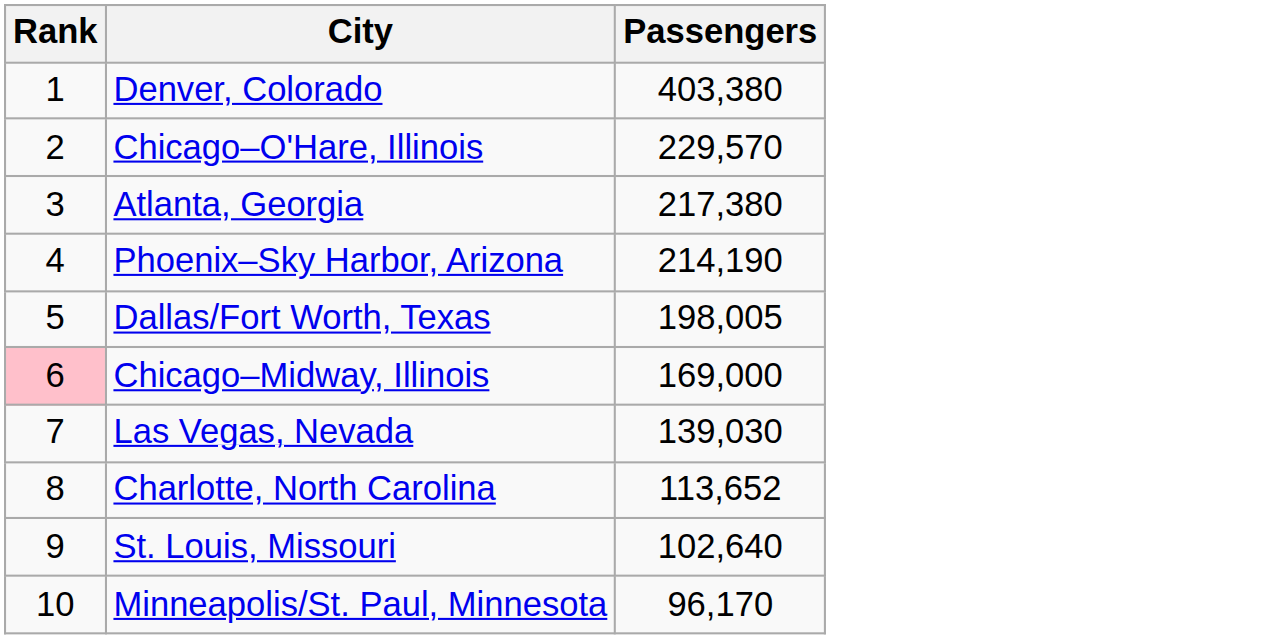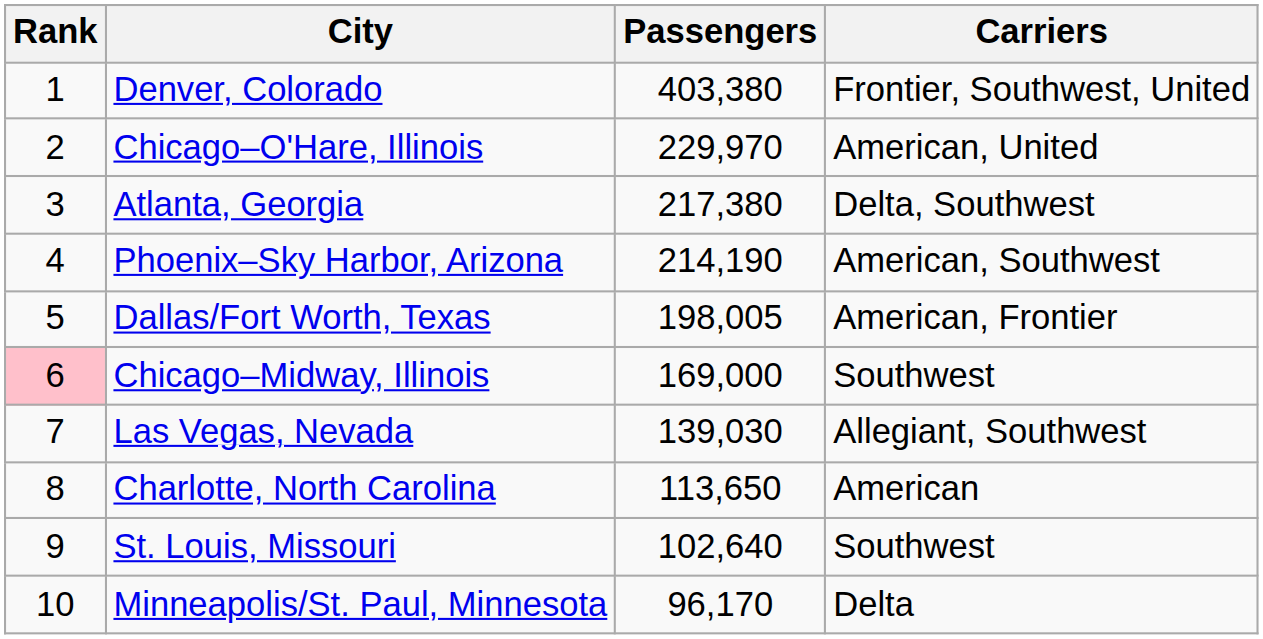+ column: (1042, 32)
(720, 147) 229,570 -> (720, 147) 229,970
(720, 489) 113,652 -> (720, 489) 113,650
